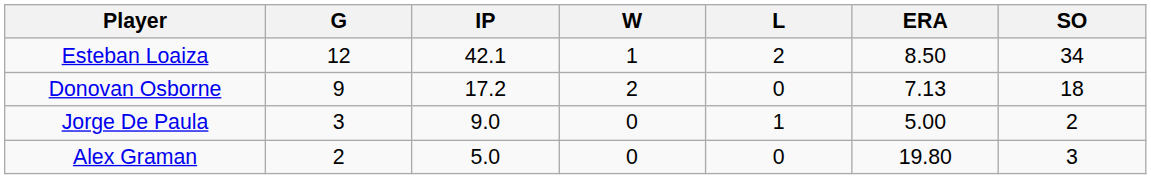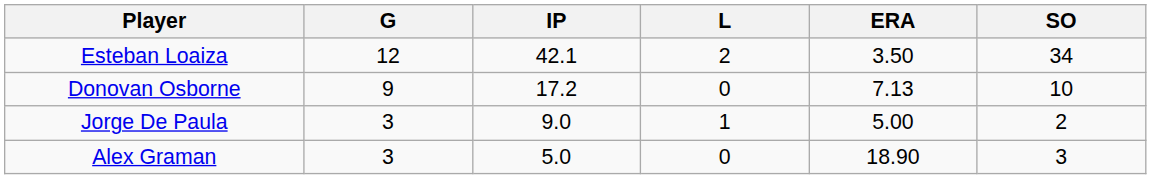- column: (632, 21)
(925, 55) 8.50 -> (893, 55) 3.50
(1072, 88) 18 -> (1061, 88) 10
(339, 156) 2 -> (388, 156) 3
(925, 156) 19.80 -> (893, 156) 18.90
